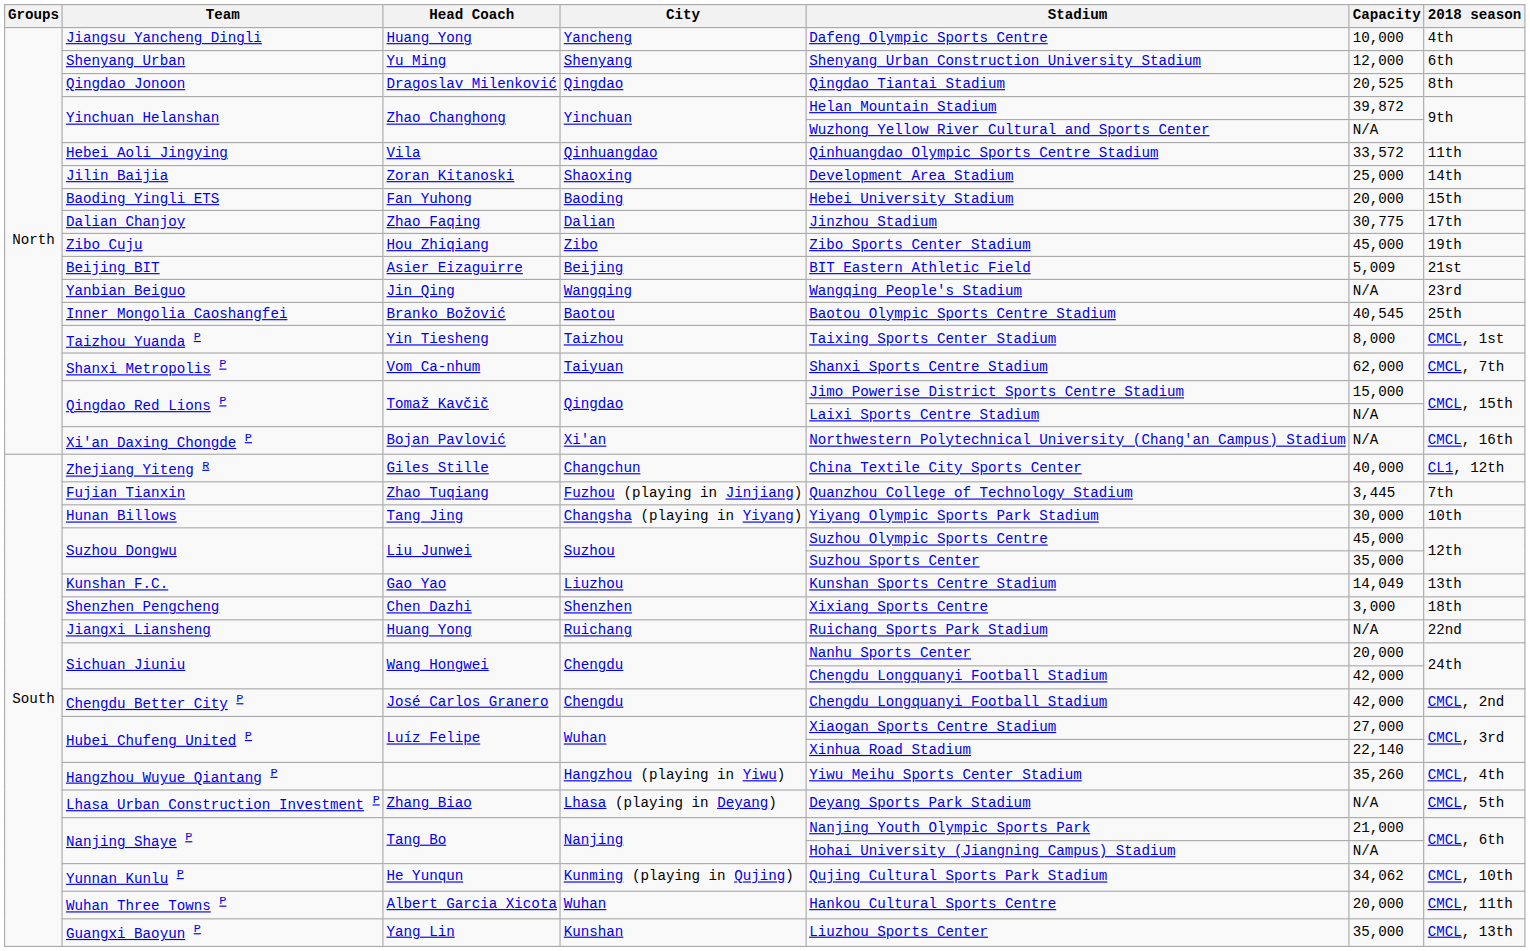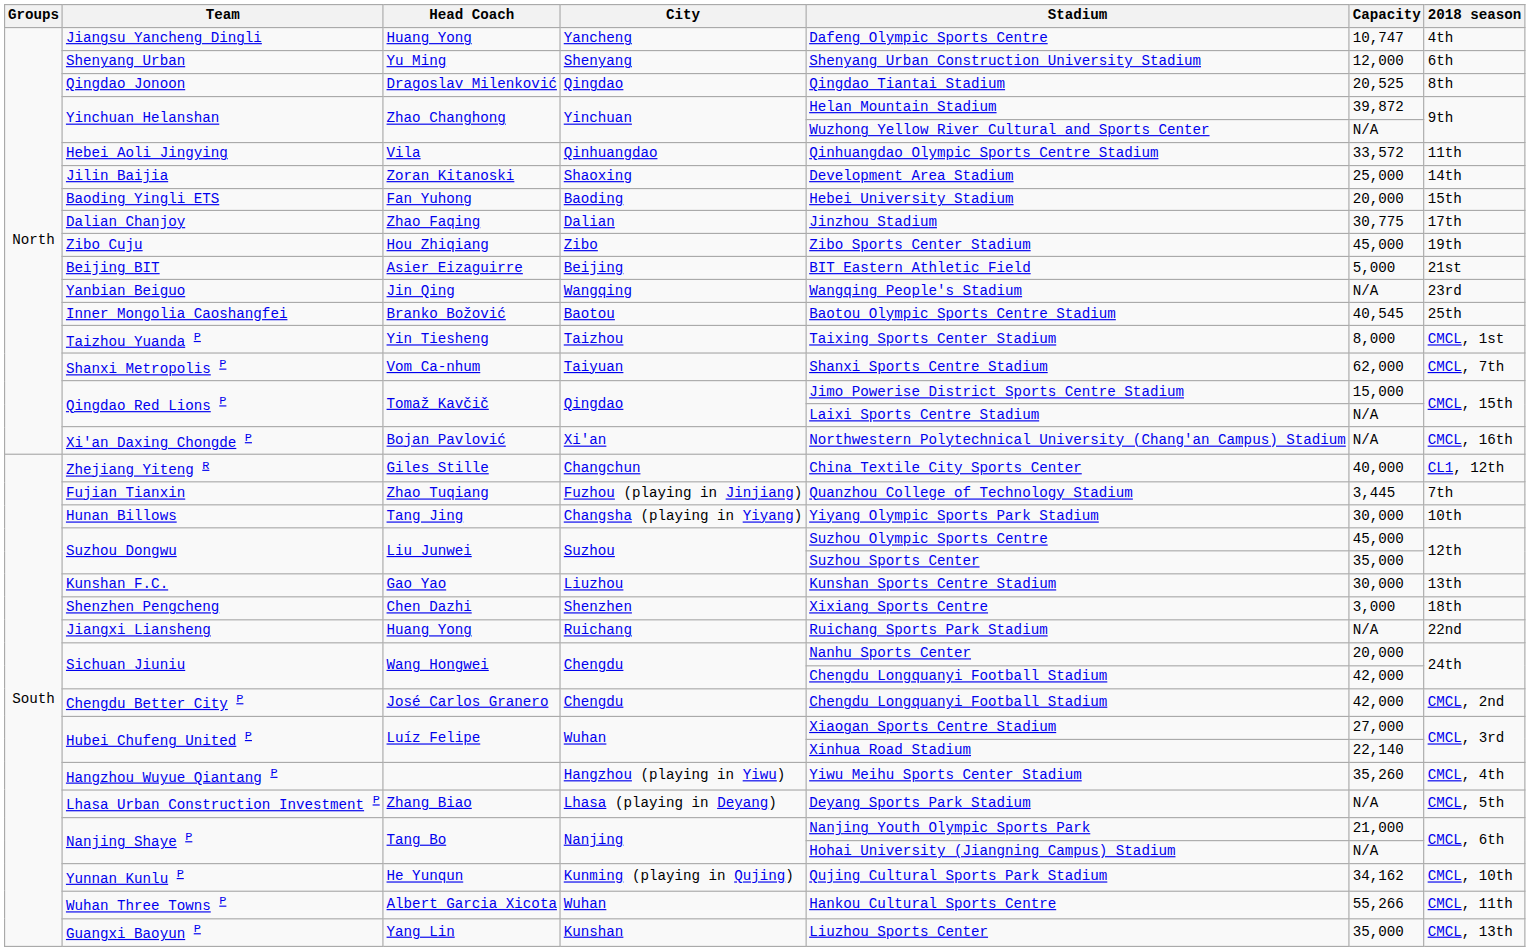(1378, 39) 10,000 -> (1378, 39) 10,747
(1374, 269) 5,009 -> (1374, 269) 5,000
(1378, 586) 14,049 -> (1378, 586) 30,000
(1378, 877) 34,062 -> (1378, 877) 34,162
(1378, 905) 20,000 -> (1378, 905) 55,266
